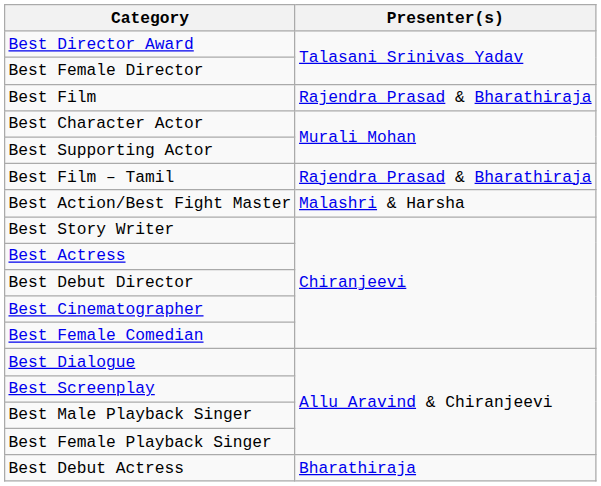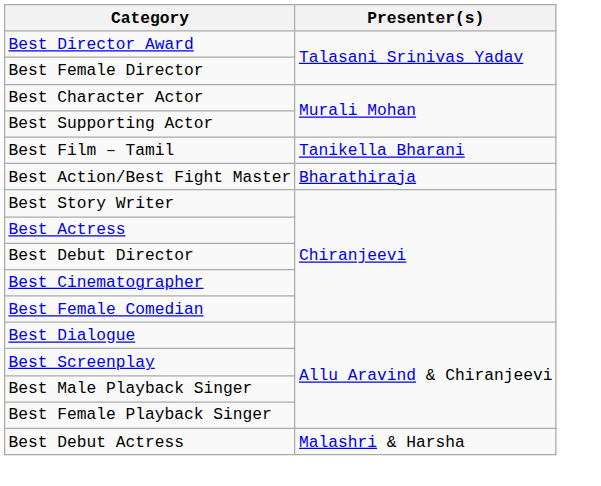- row: (52, 97)
(445, 177) Rajendra Prasad & Bharathiraja -> (382, 150) Tanikella Bharani
(382, 203) Malashri & Harsha -> (358, 177) Bharathiraja
(358, 468) Bharathiraja -> (382, 442) Malashri & Harsha
